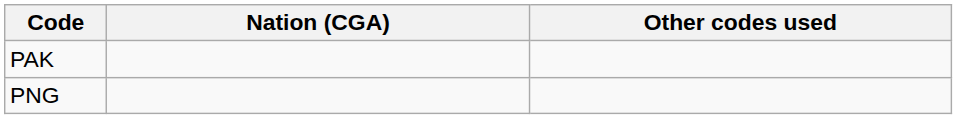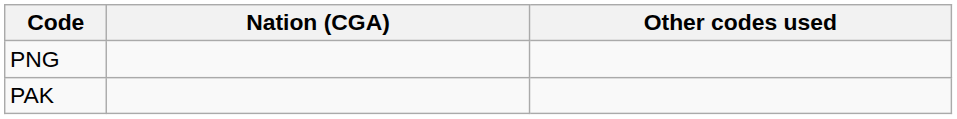rows swapped: (32, 58) <-> (35, 95)
